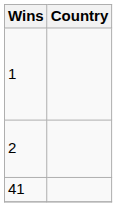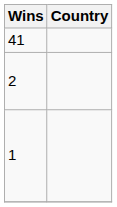rows swapped: (16, 189) <-> (12, 74)
